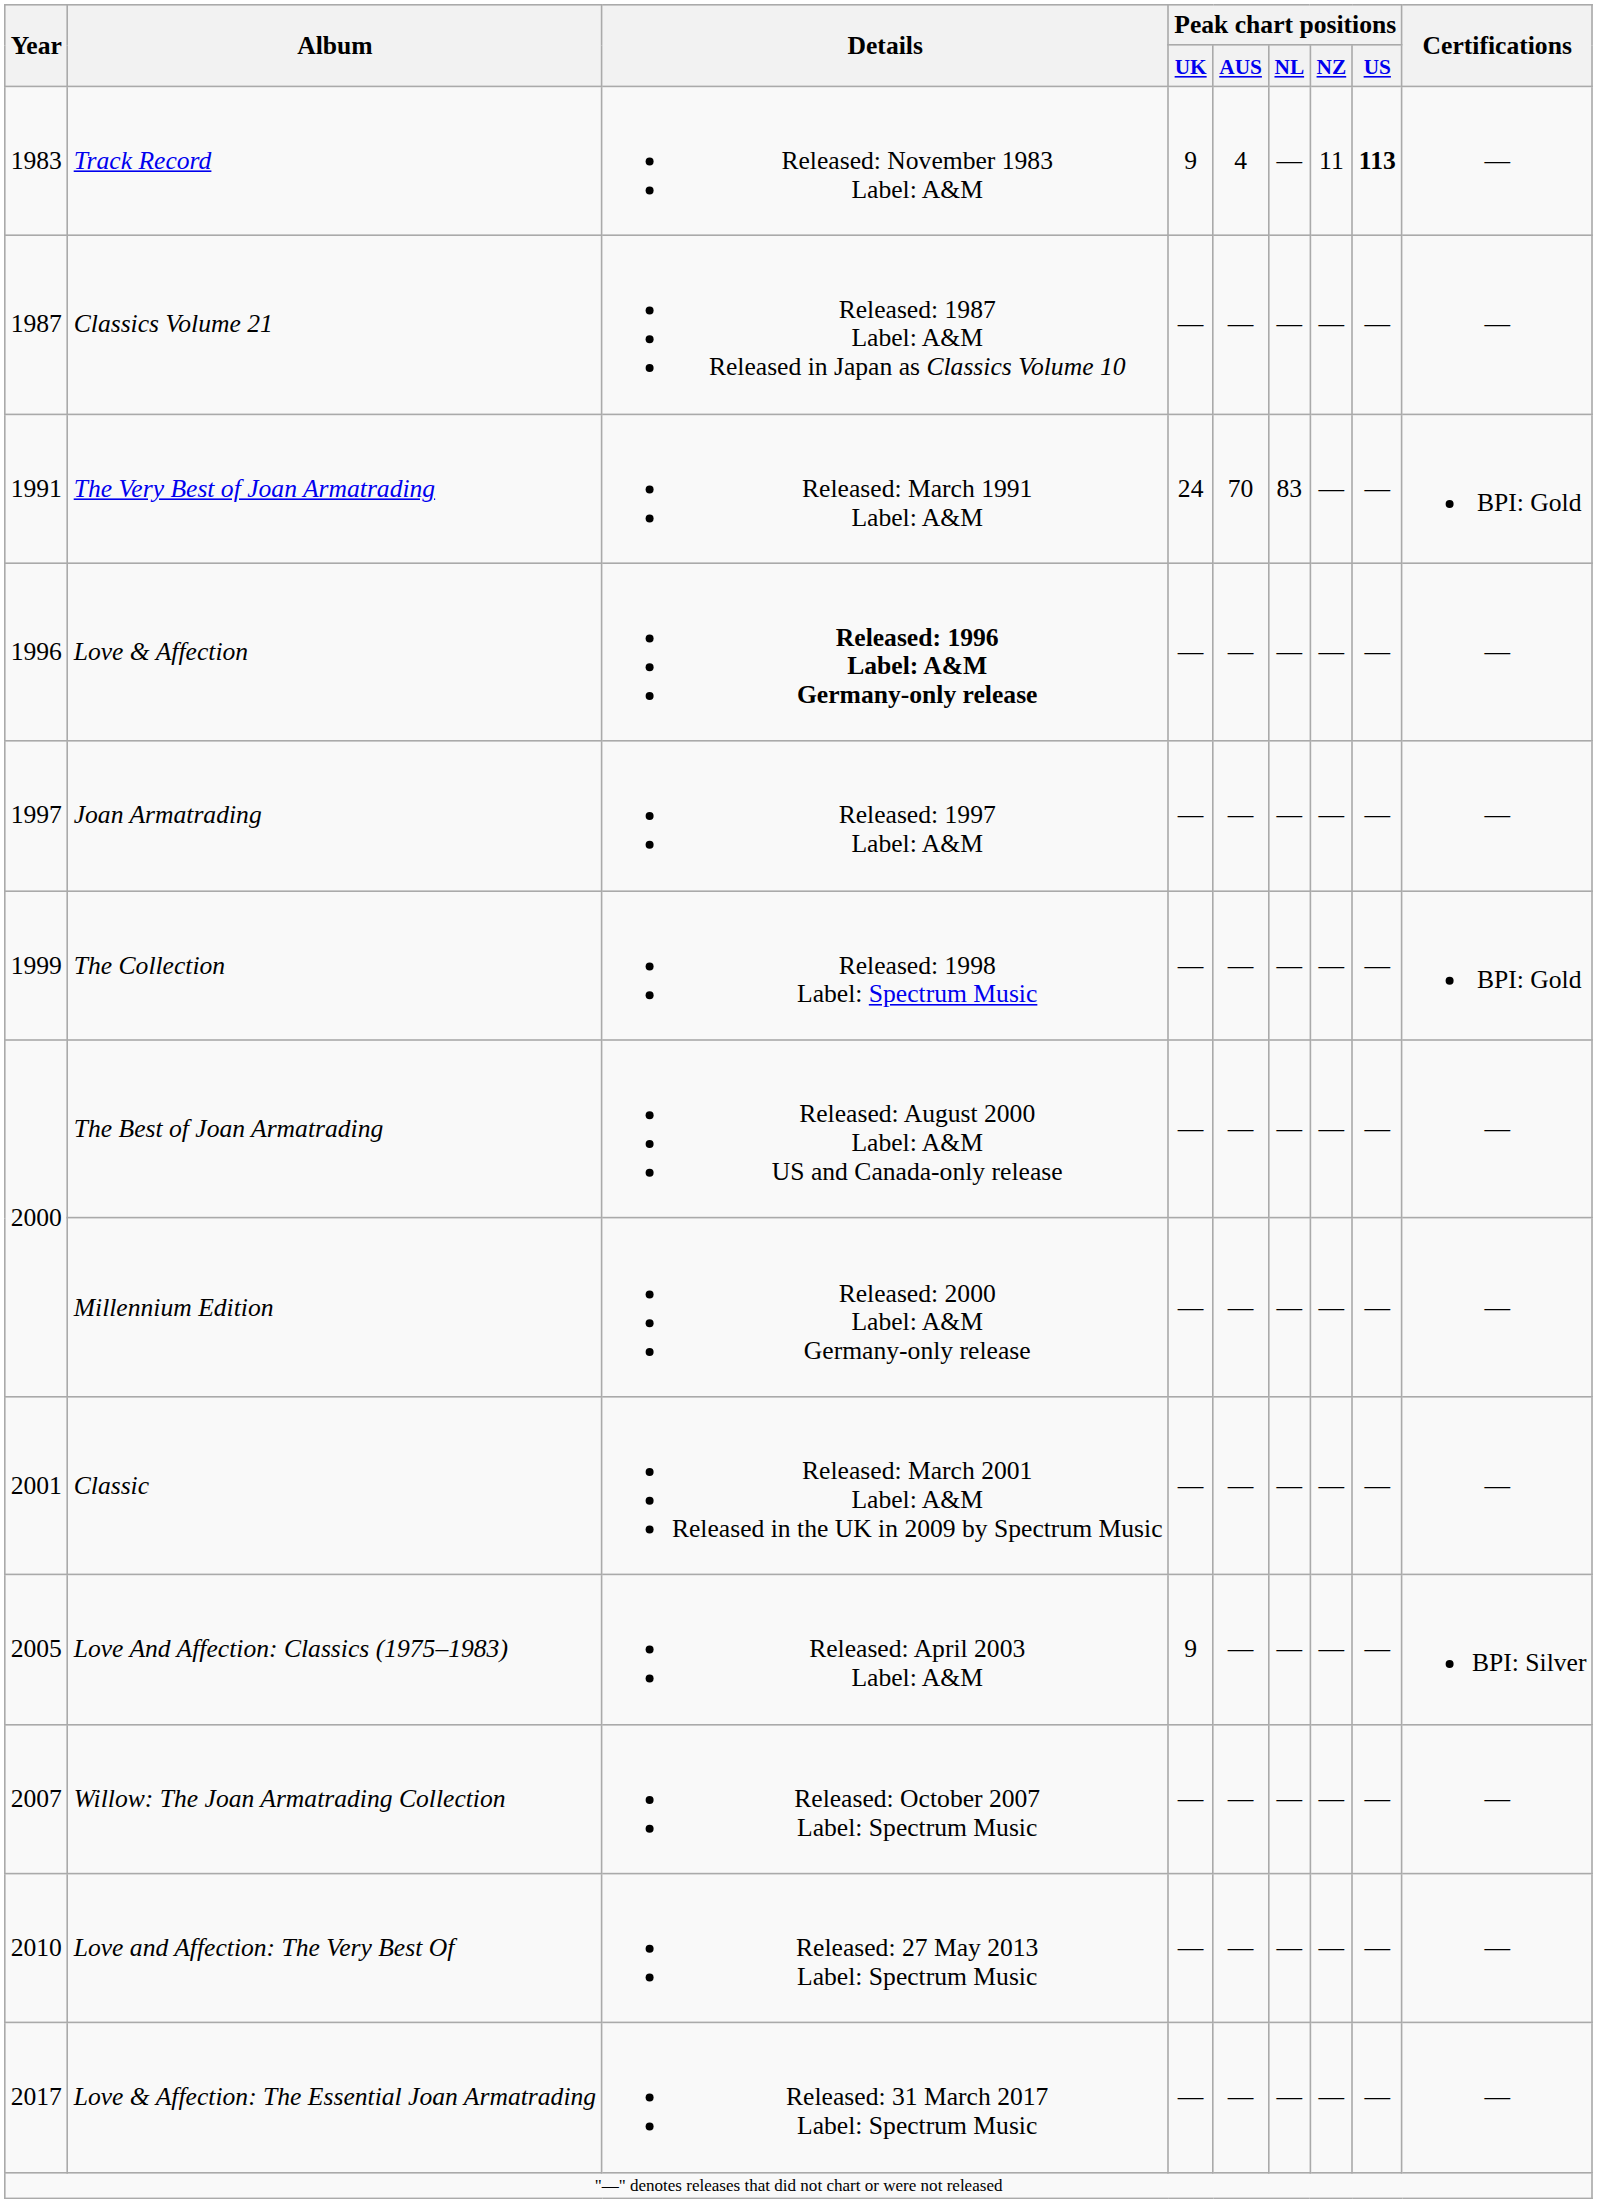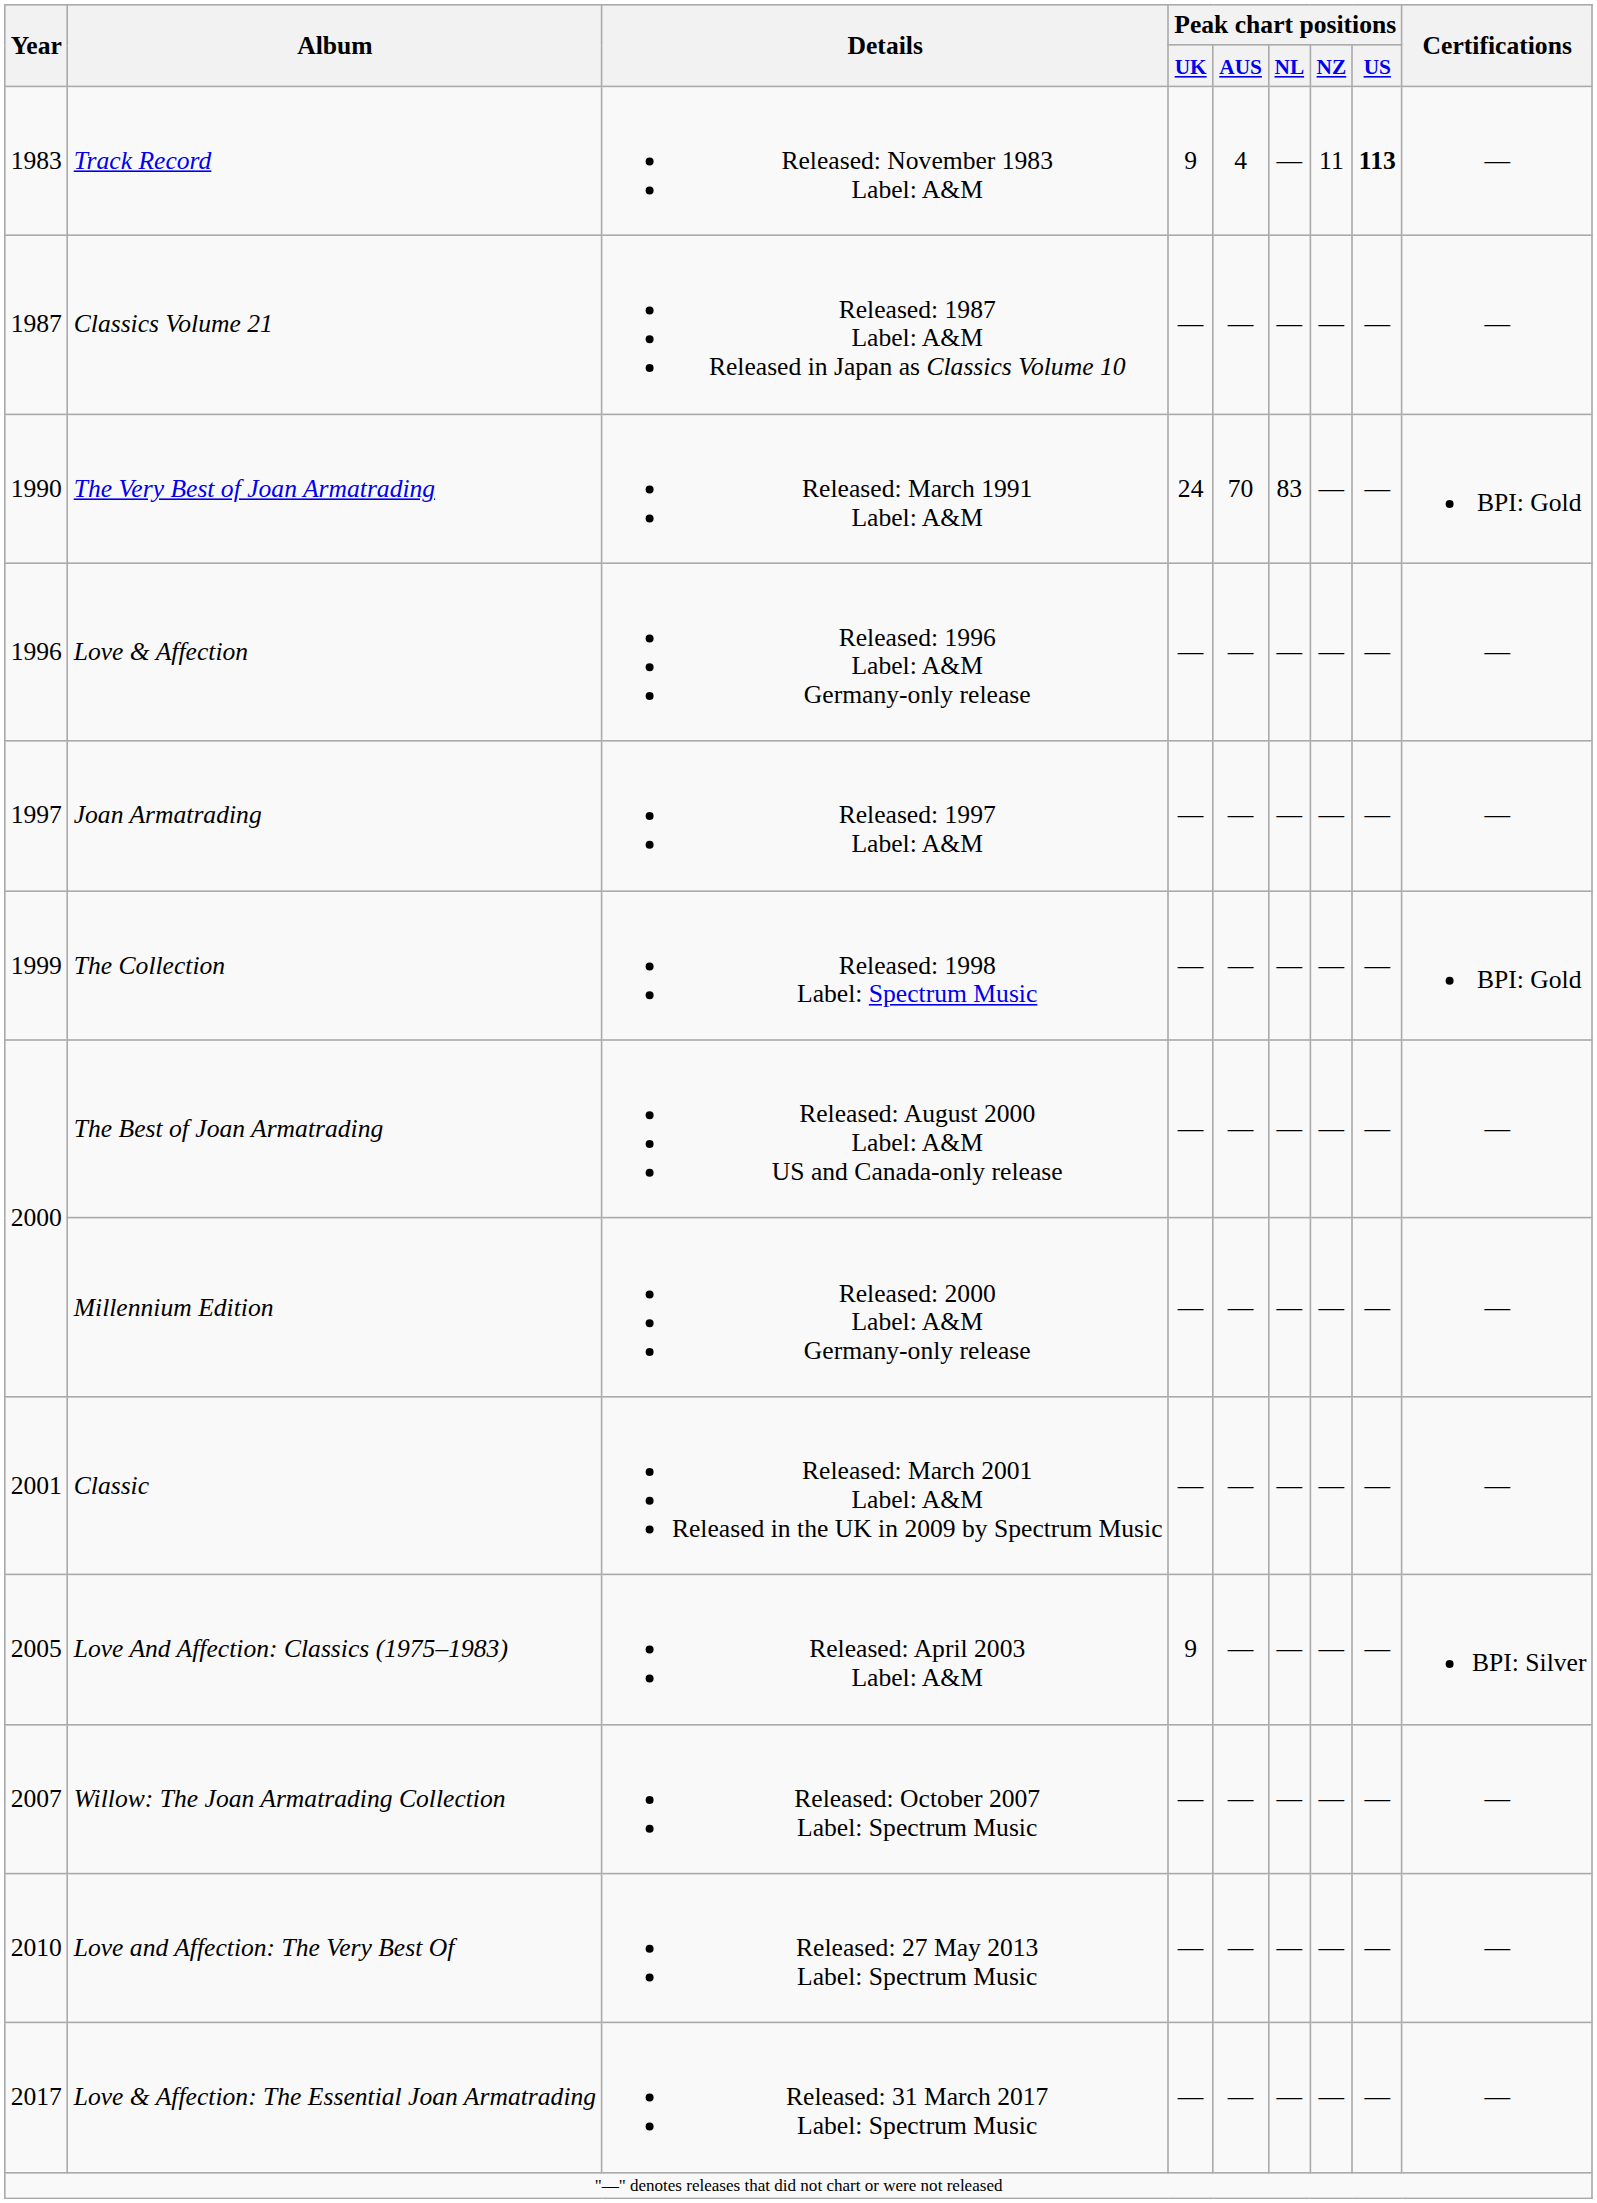(36, 487) 1991 -> (36, 487) 1990
(885, 666) bold -> (885, 666) normal
